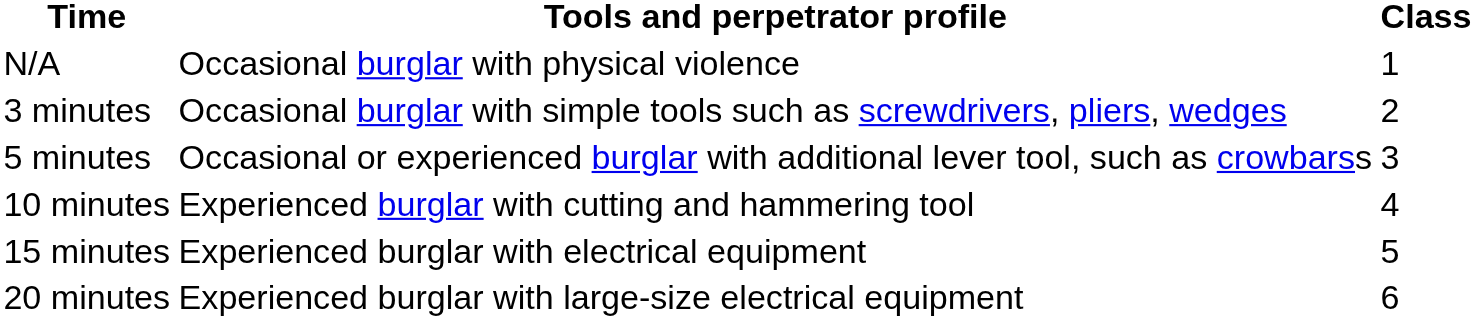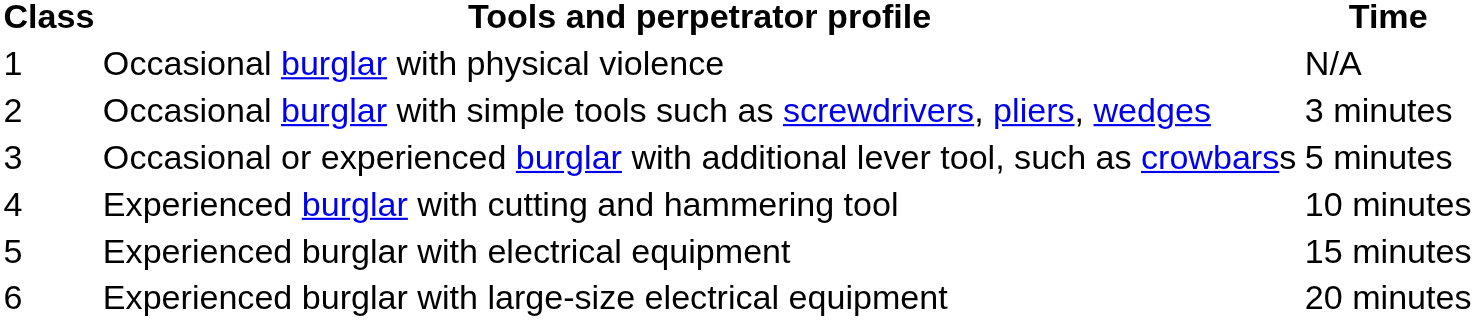columns swapped: (1426, 16) <-> (87, 16)
